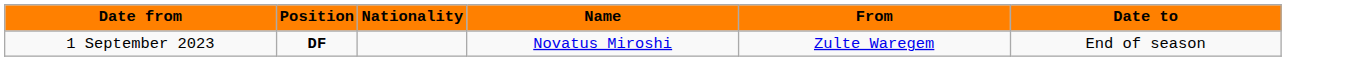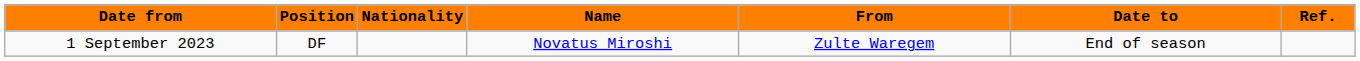+ column: (1318, 17)
(317, 43) bold -> (317, 43) normal
